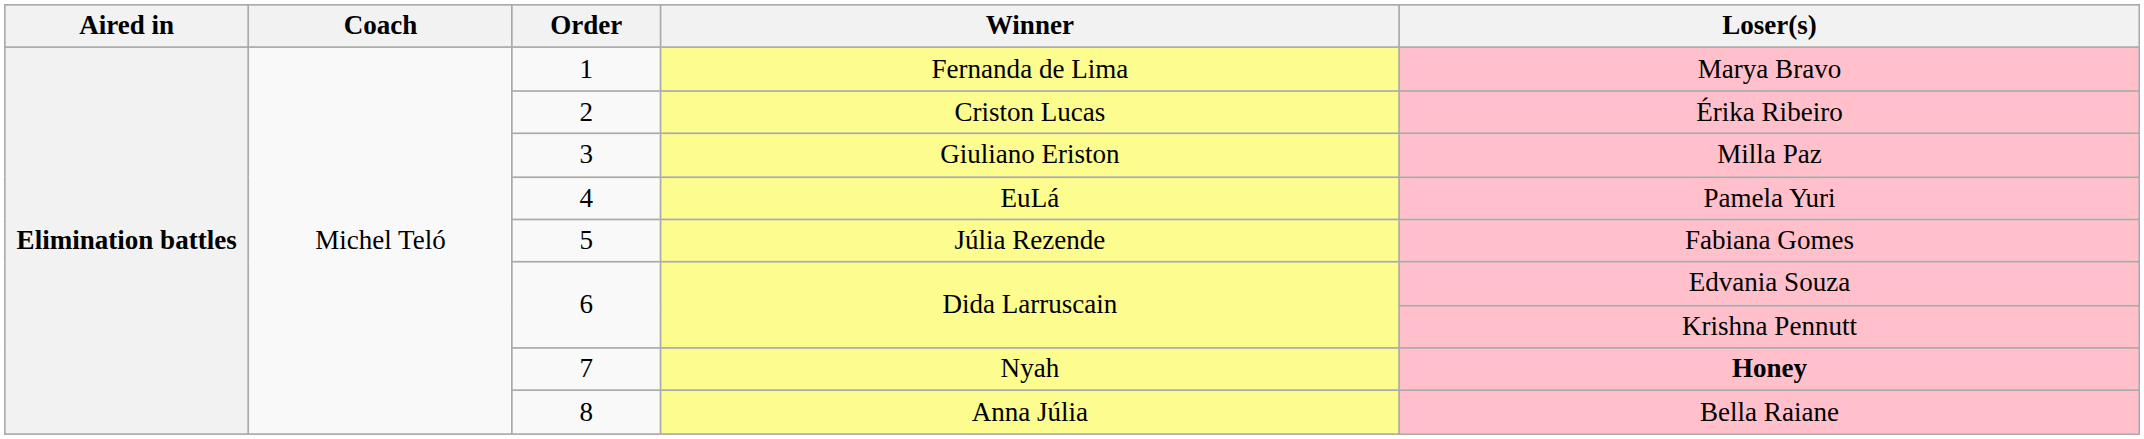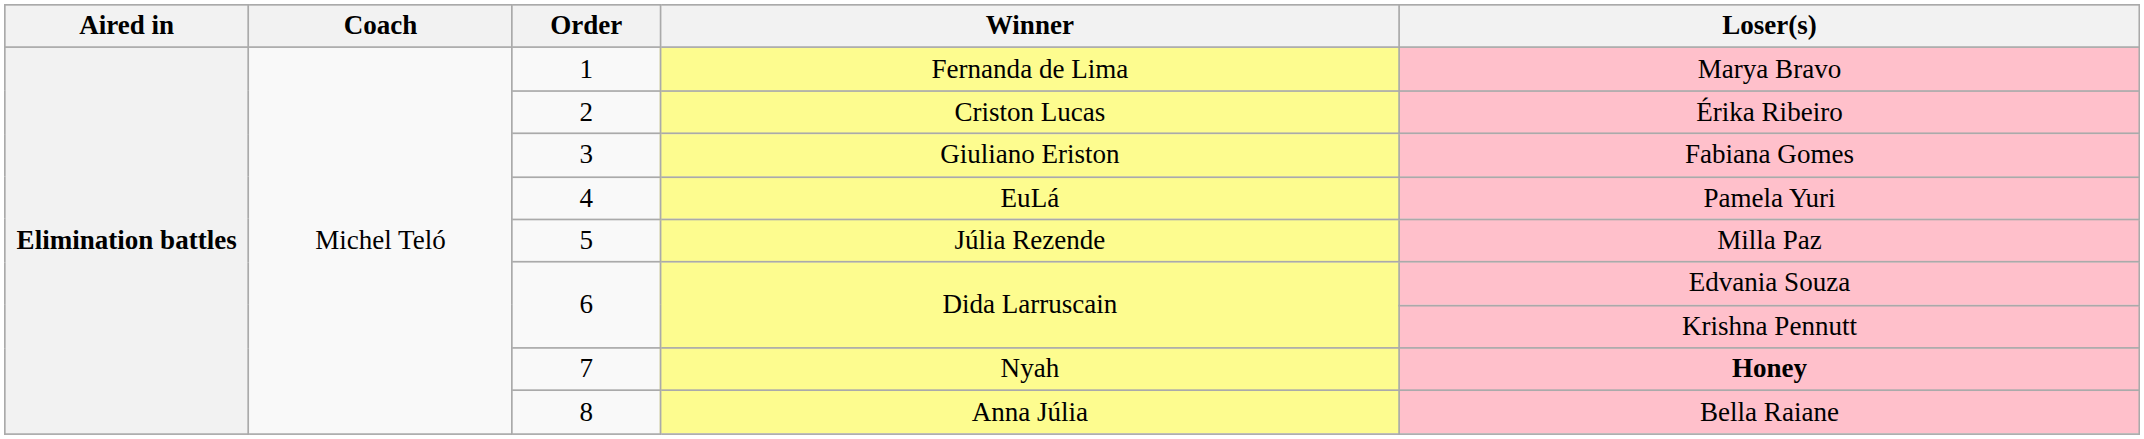(1769, 154) Milla Paz -> (1769, 154) Fabiana Gomes
(1769, 240) Fabiana Gomes -> (1769, 240) Milla Paz
